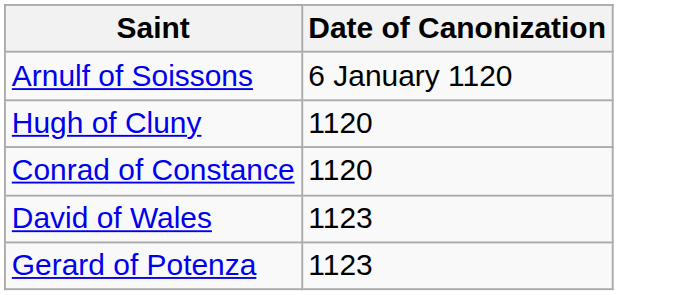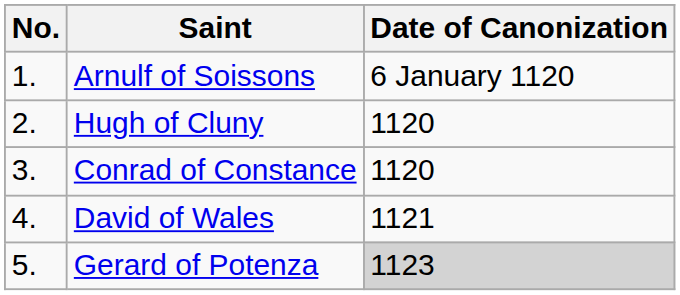+ column: (36, 28)
(341, 218) 1123 -> (403, 218) 1121
(341, 265) no background -> (403, 265) lightgrey background
